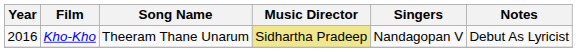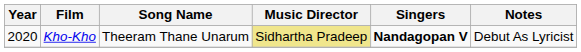(22, 36) 2016 -> (22, 36) 2020
(418, 36) normal -> (421, 36) bold
